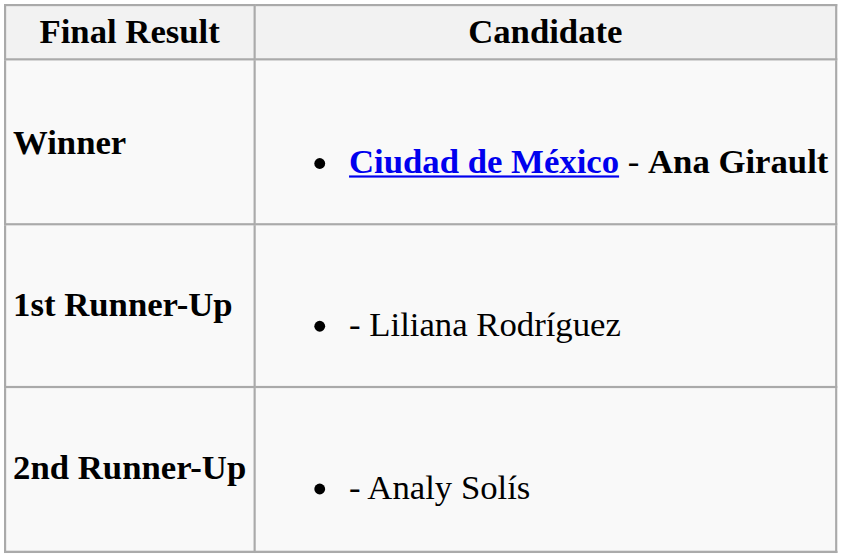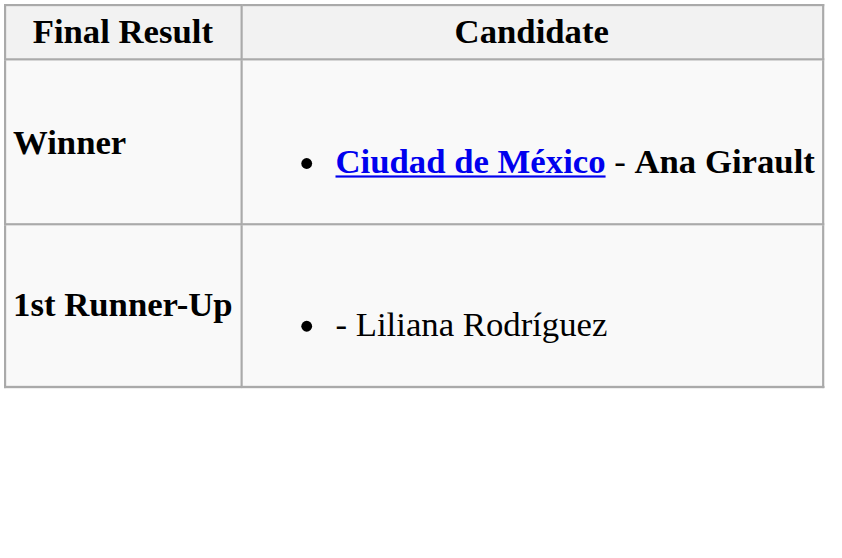- row: (130, 468)
